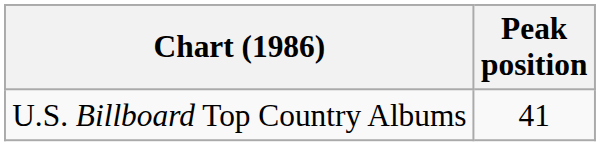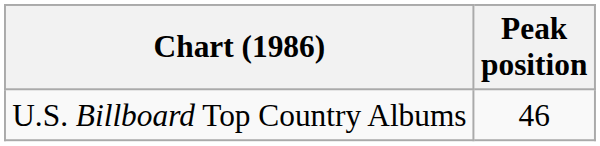(534, 114) 41 -> (534, 114) 46
